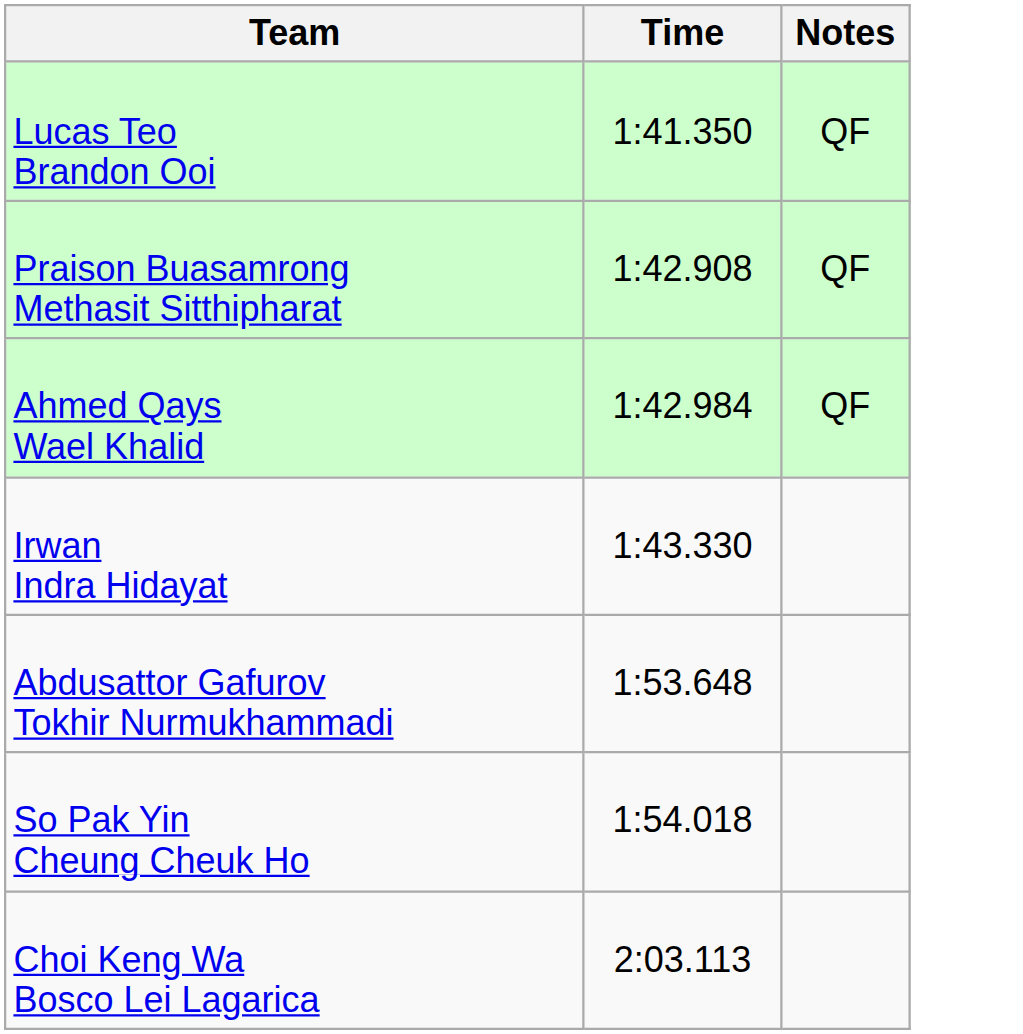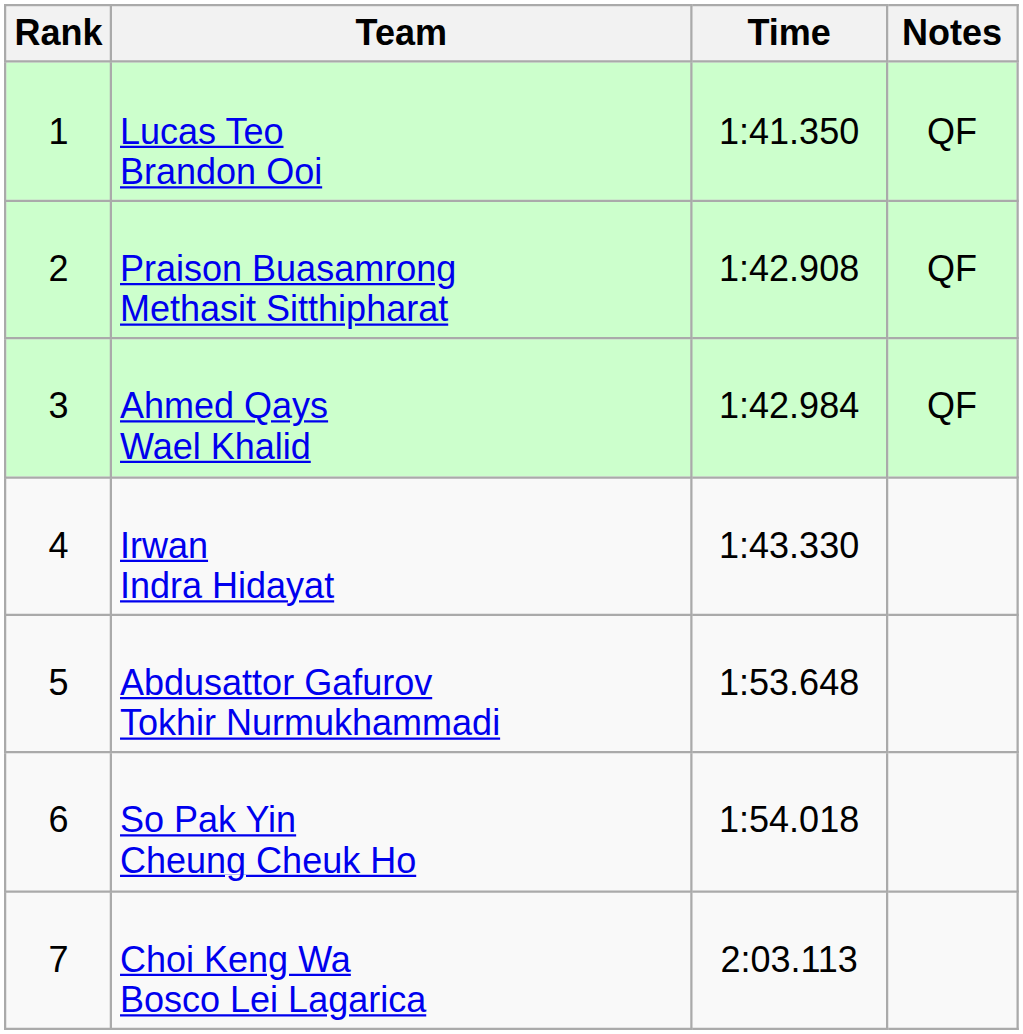+ column: (58, 33)
